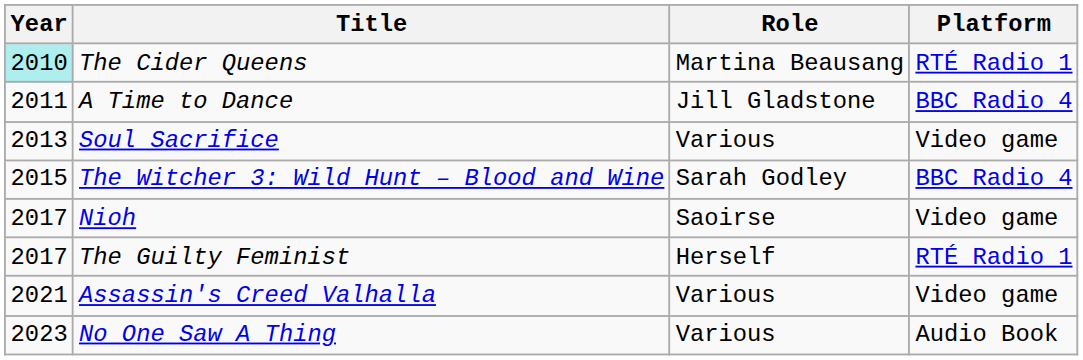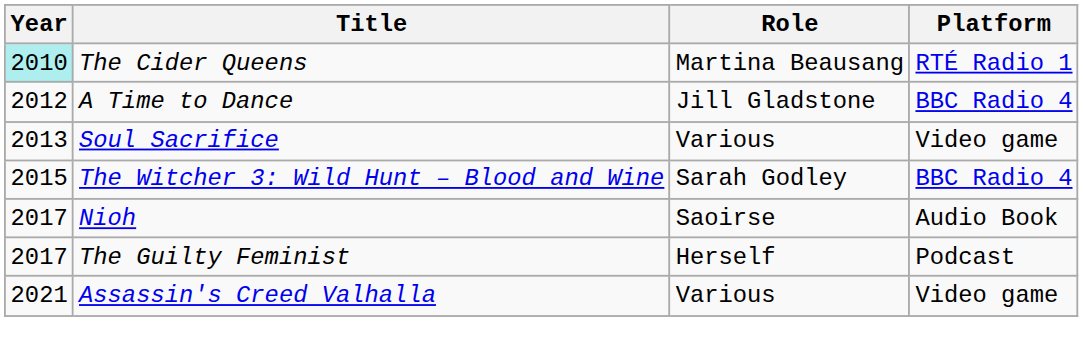(39, 102) 2011 -> (39, 102) 2012
(987, 218) Video game -> (987, 218) Audio Book
(994, 257) RTÉ Radio 1 -> (965, 257) Podcast
- row: (208, 334)
